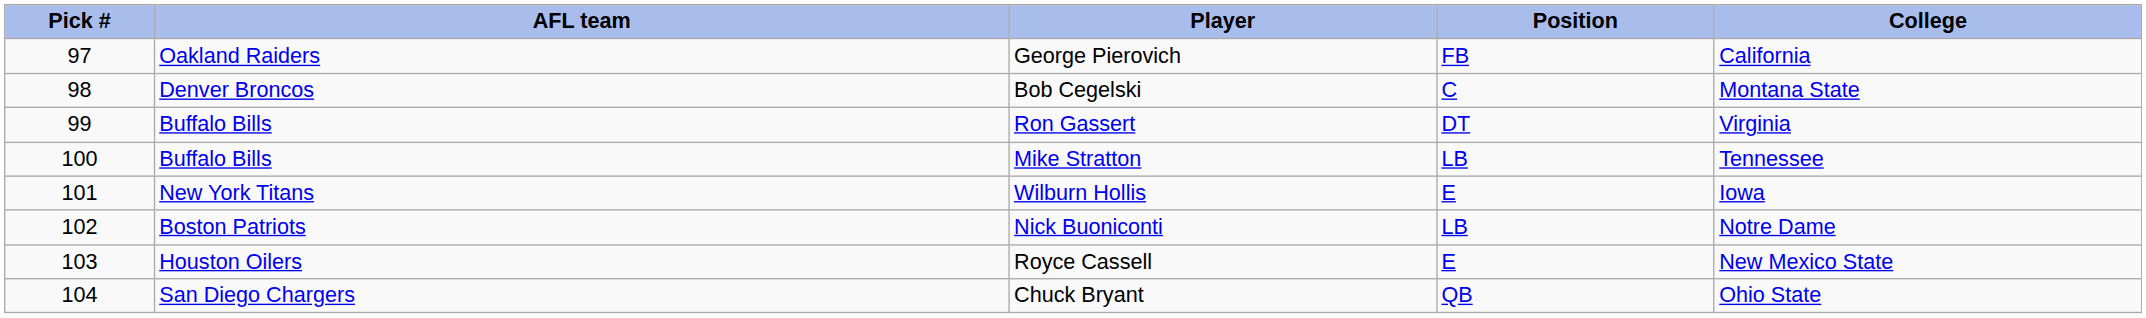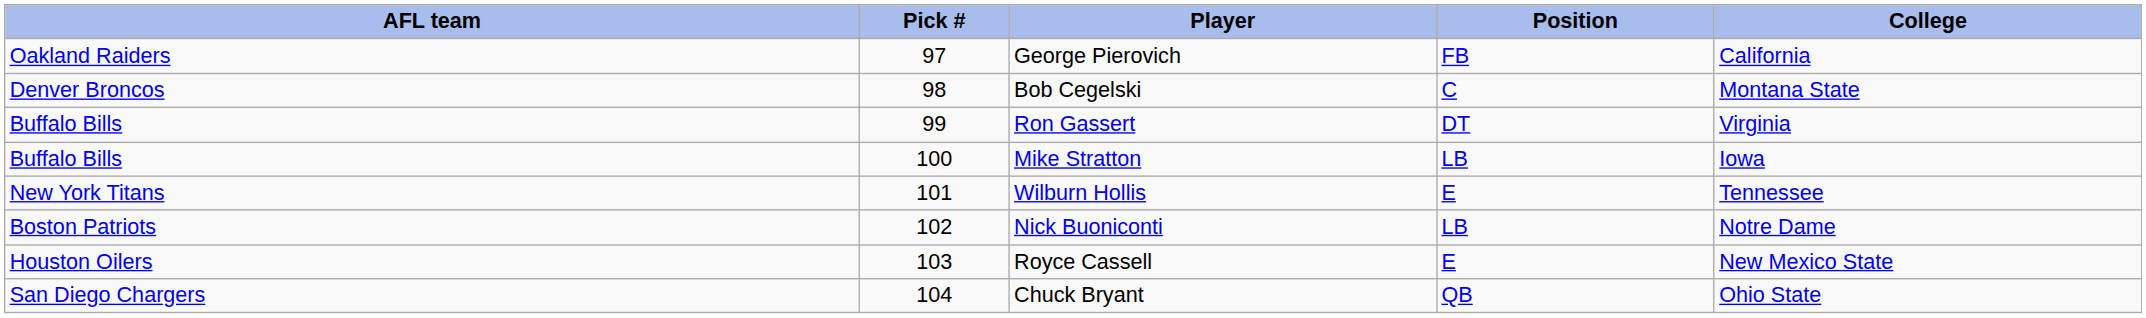columns swapped: (79, 21) <-> (582, 21)
(1771, 158) Tennessee -> (1742, 158) Iowa
(1742, 192) Iowa -> (1771, 192) Tennessee
